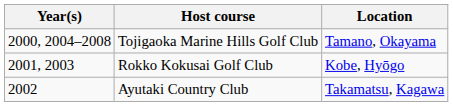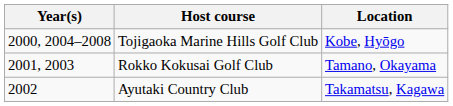(381, 41) Tamano, Okayama -> (365, 41) Kobe, Hyōgo
(365, 65) Kobe, Hyōgo -> (381, 65) Tamano, Okayama
